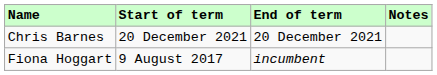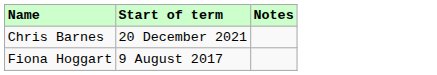- column: (298, 15)
